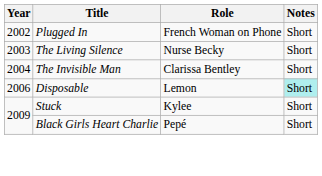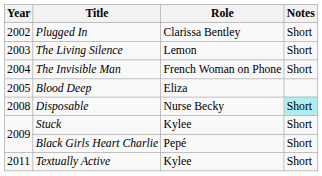(222, 32) French Woman on Phone -> (202, 32) Clarissa Bentley
(194, 50) Nurse Becky -> (180, 50) Lemon
(202, 69) Clarissa Bentley -> (222, 69) French Woman on Phone
+ row: (64, 87)
(19, 87) 2006 -> (19, 106) 2008
(180, 87) Lemon -> (194, 106) Nurse Becky
+ row: (73, 161)
